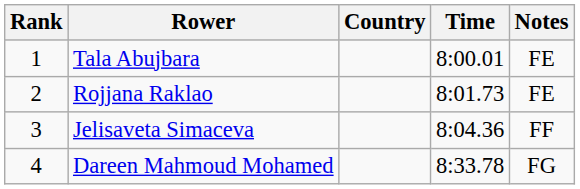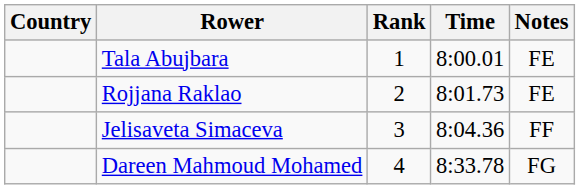columns swapped: (36, 22) <-> (385, 22)
